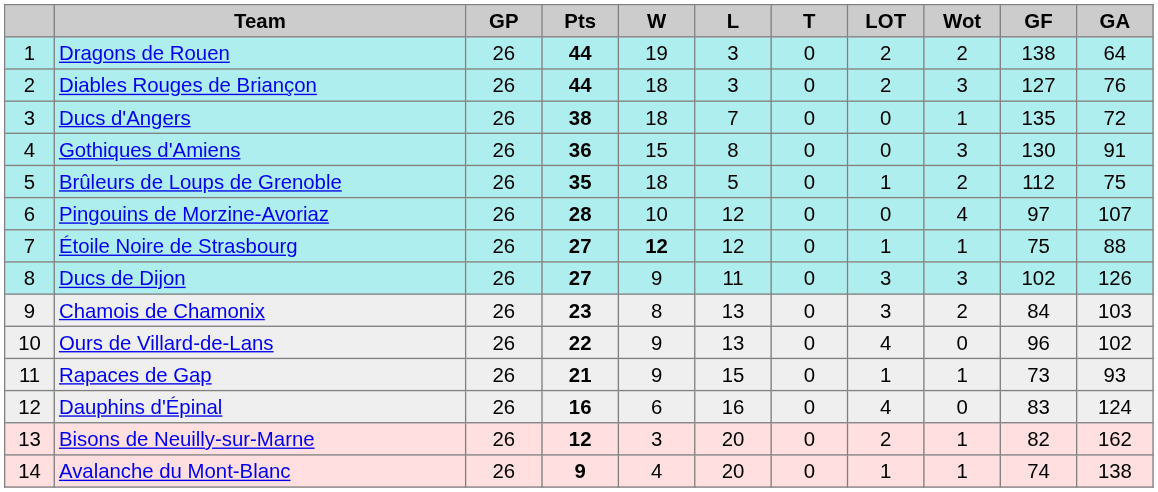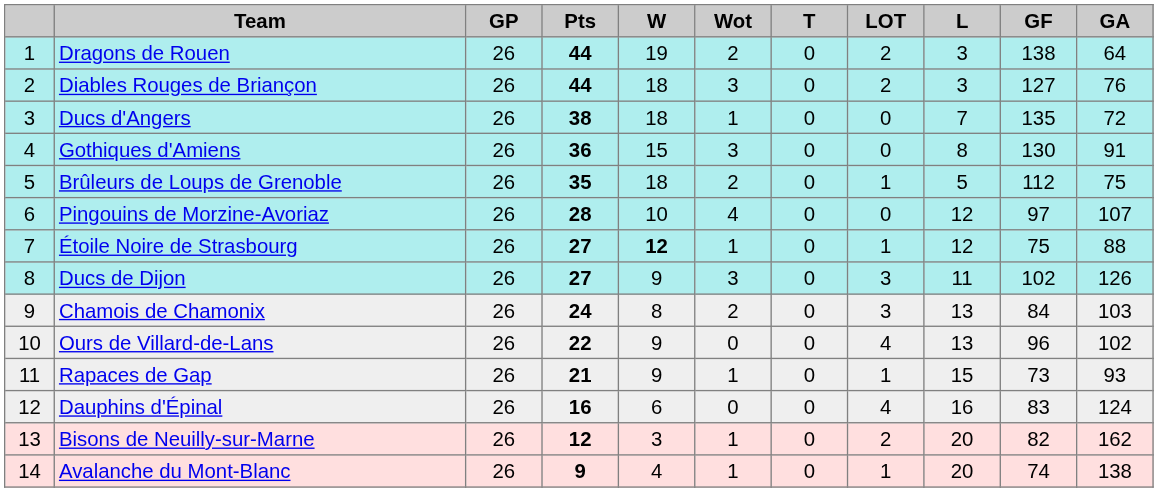columns swapped: (962, 21) <-> (733, 21)
(580, 310) 23 -> (580, 310) 24
